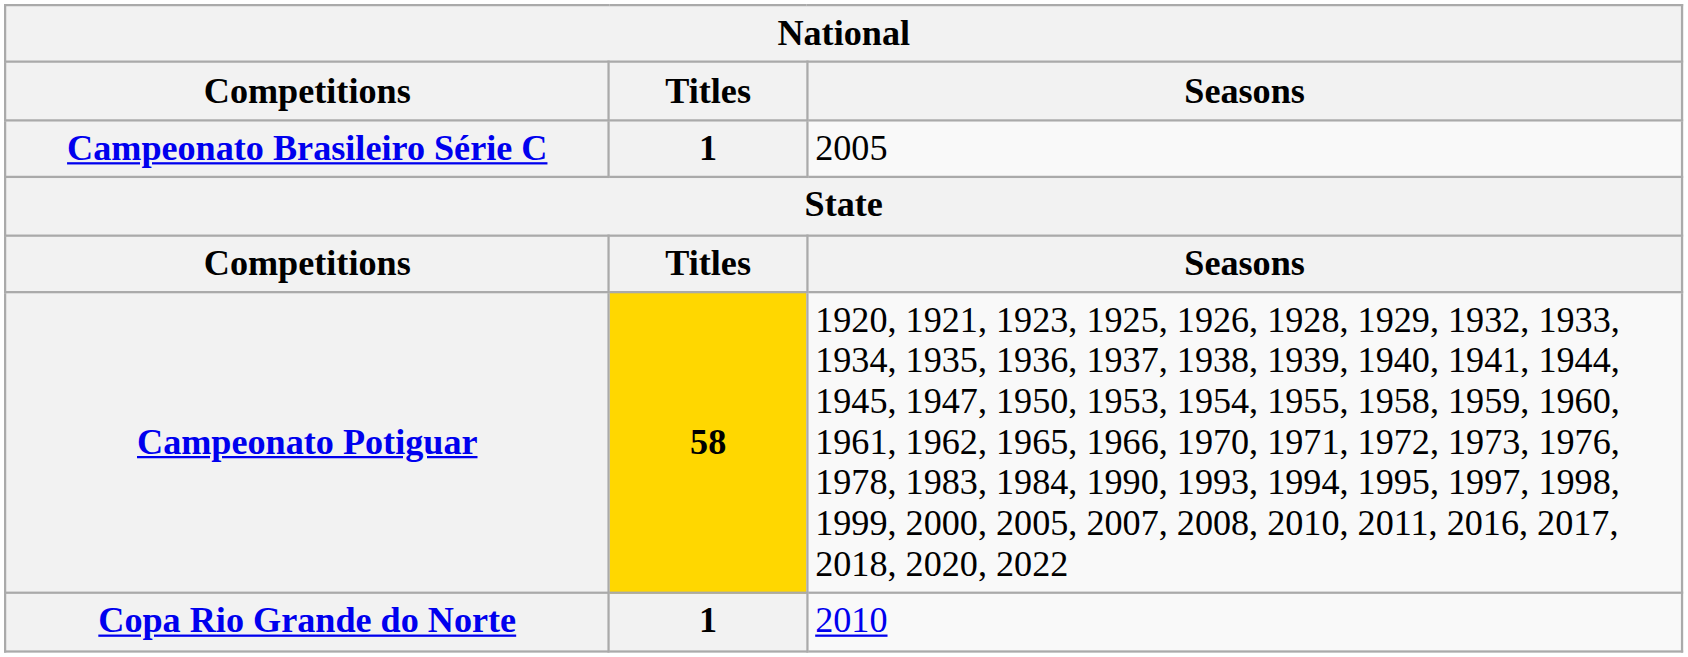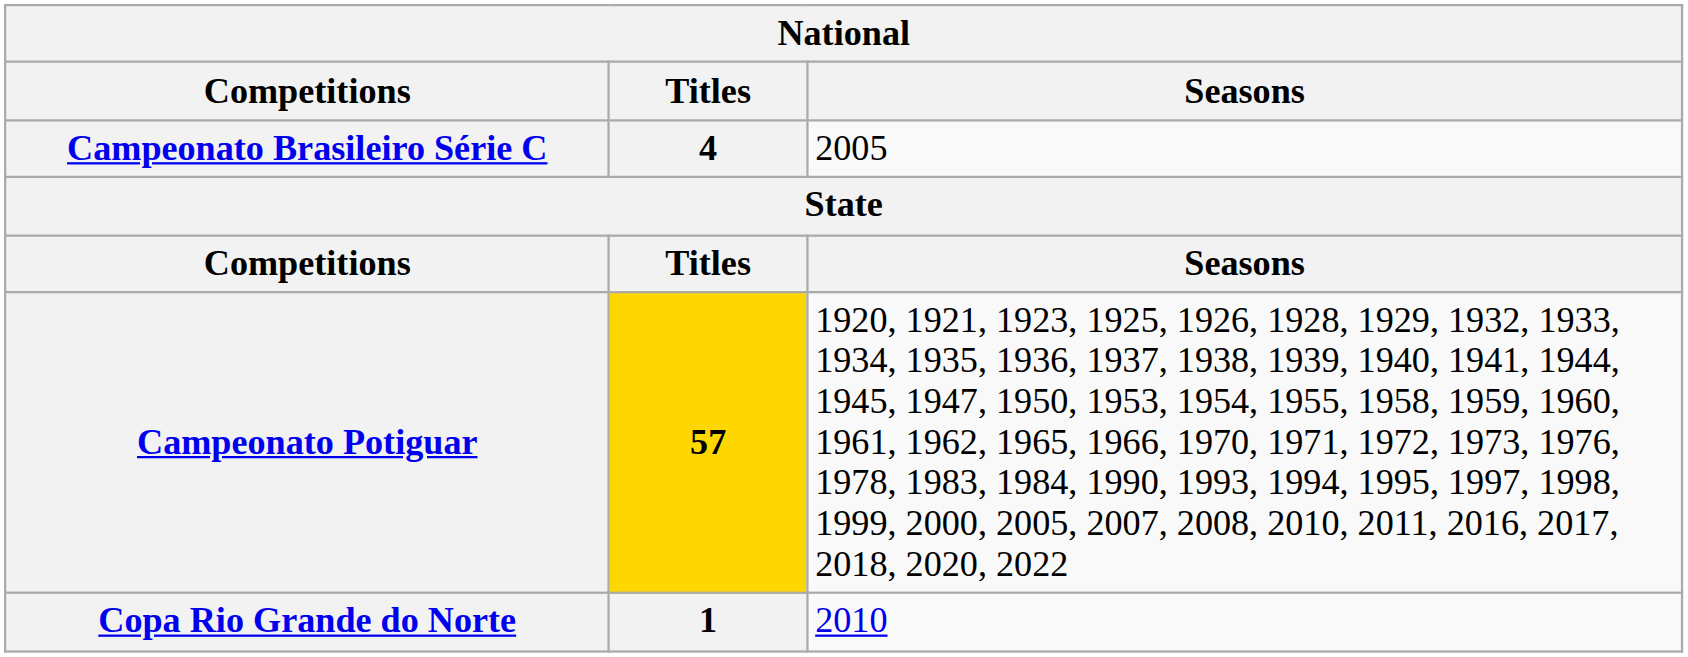(708, 147) 1 -> (708, 147) 4
(708, 441) 58 -> (708, 441) 57
